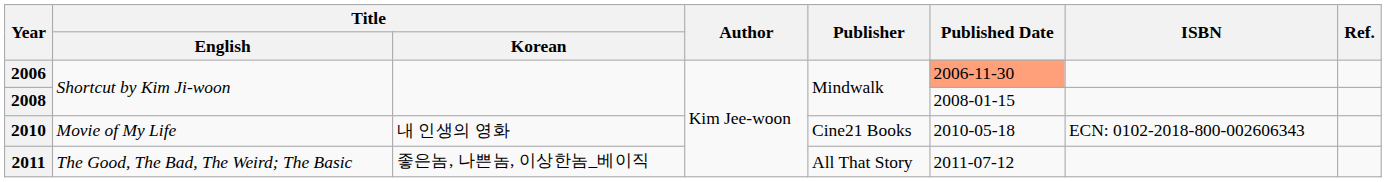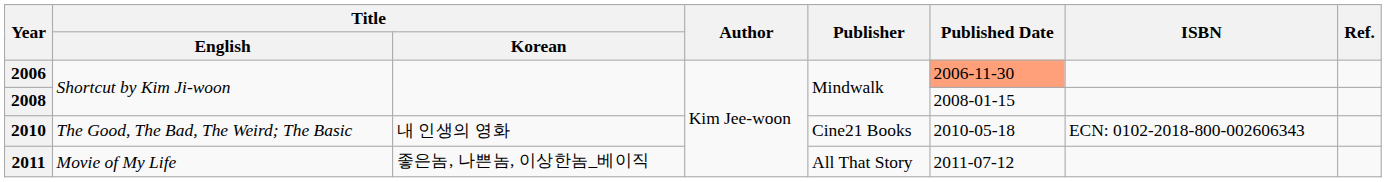(116, 130) Movie of My Life -> (204, 130) The Good, The Bad, The Weird; The Basic
(204, 161) The Good, The Bad, The Weird; The Basic -> (116, 161) Movie of My Life
